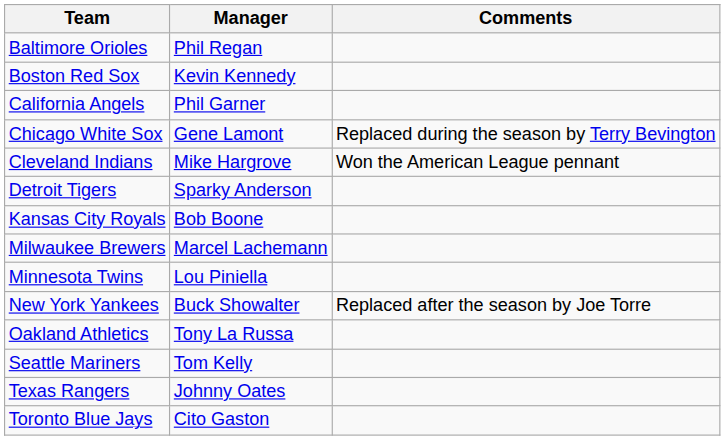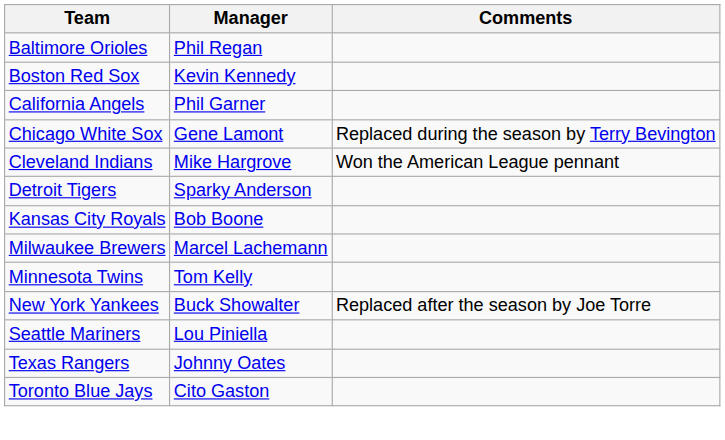(221, 276) Lou Piniella -> (213, 276) Tom Kelly
- row: (79, 334)
(213, 362) Tom Kelly -> (221, 334) Lou Piniella
